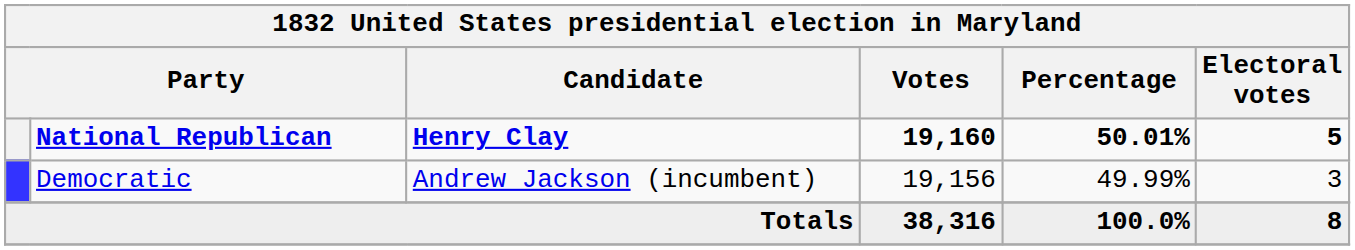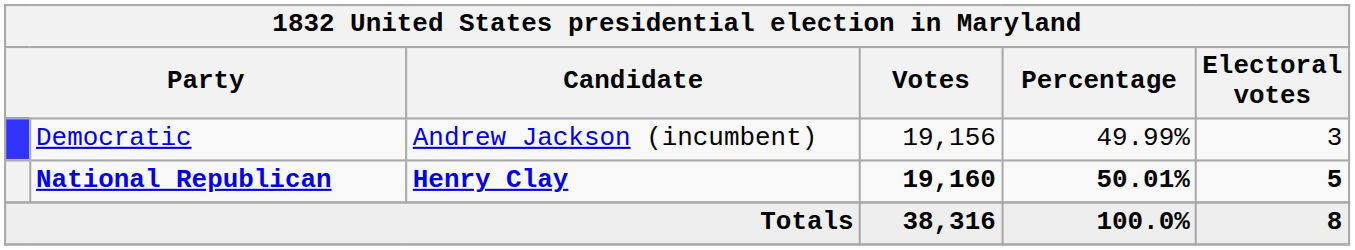rows swapped: (184, 139) <-> (114, 181)
